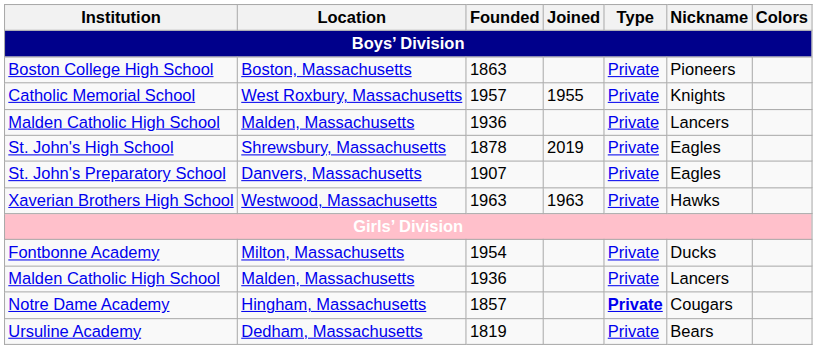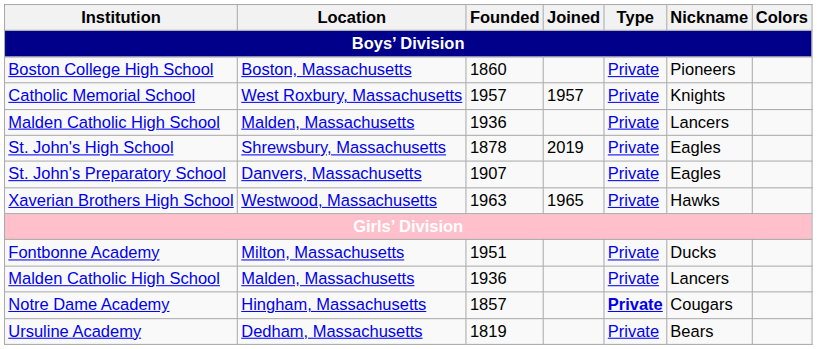(488, 69) 1863 -> (488, 69) 1860
(565, 95) 1955 -> (565, 95) 1957
(565, 200) 1963 -> (565, 200) 1965
(488, 252) 1954 -> (488, 252) 1951
